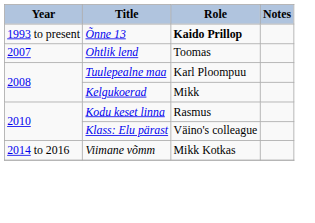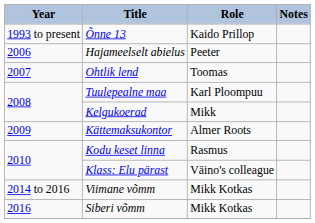(208, 34) bold -> (222, 34) normal
+ row: (135, 53)
+ row: (129, 131)
+ row: (115, 209)
